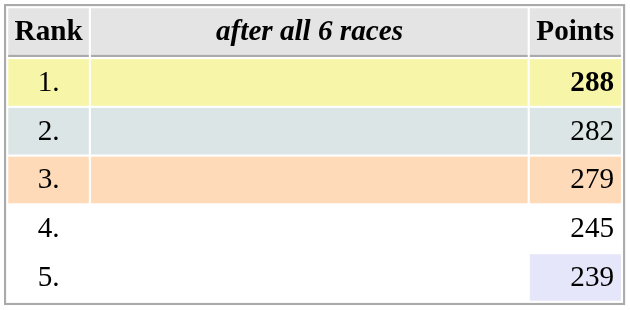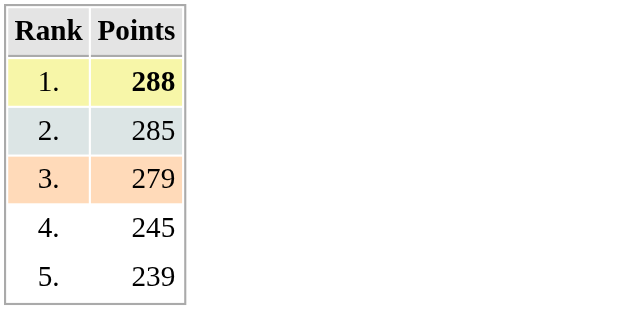- column: (310, 30)
(592, 130) 282 -> (153, 130) 285
(592, 276) lavender background -> (153, 276) no background
